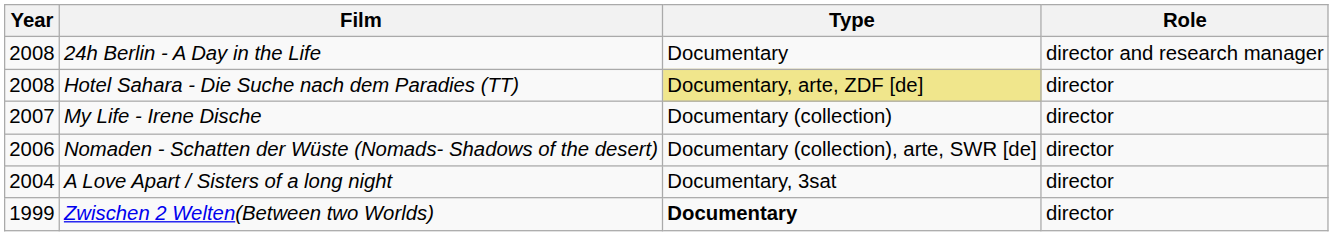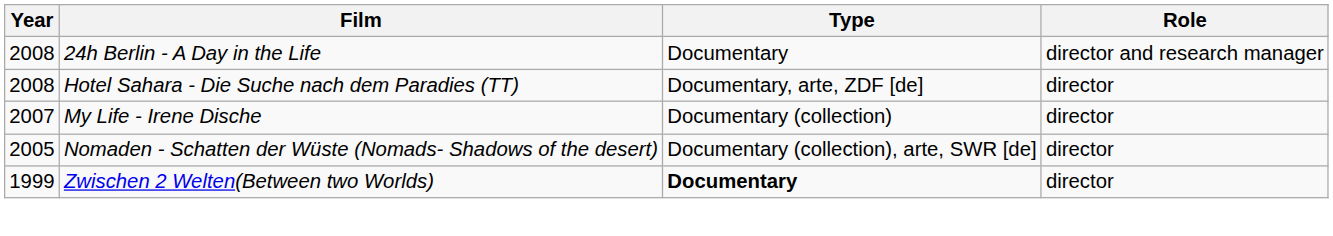(795, 85) khaki background -> (795, 85) no background
(32, 149) 2006 -> (32, 149) 2005
- row: (228, 181)
